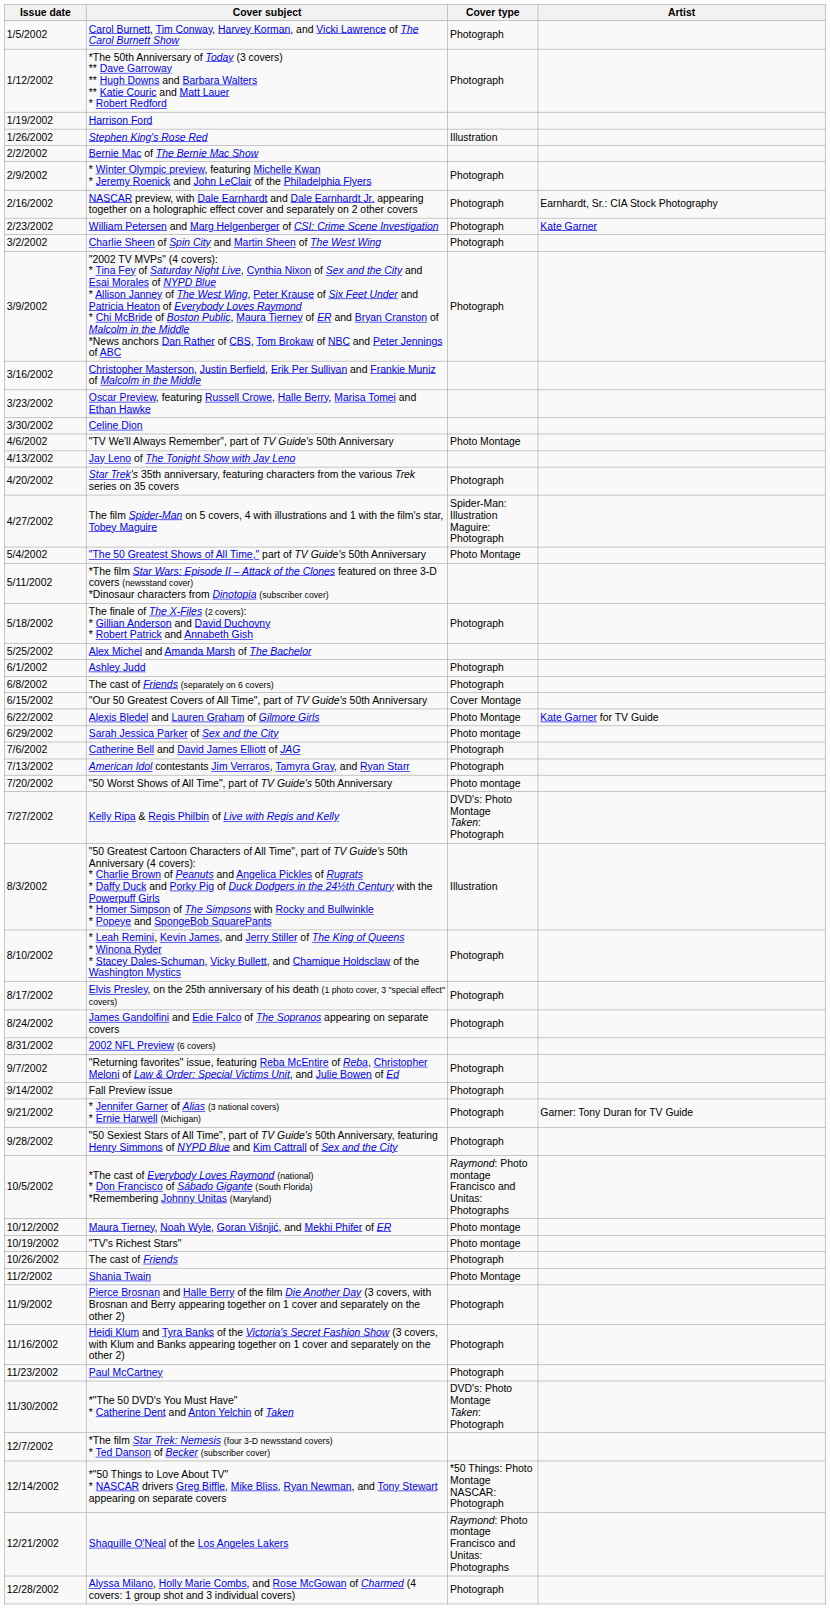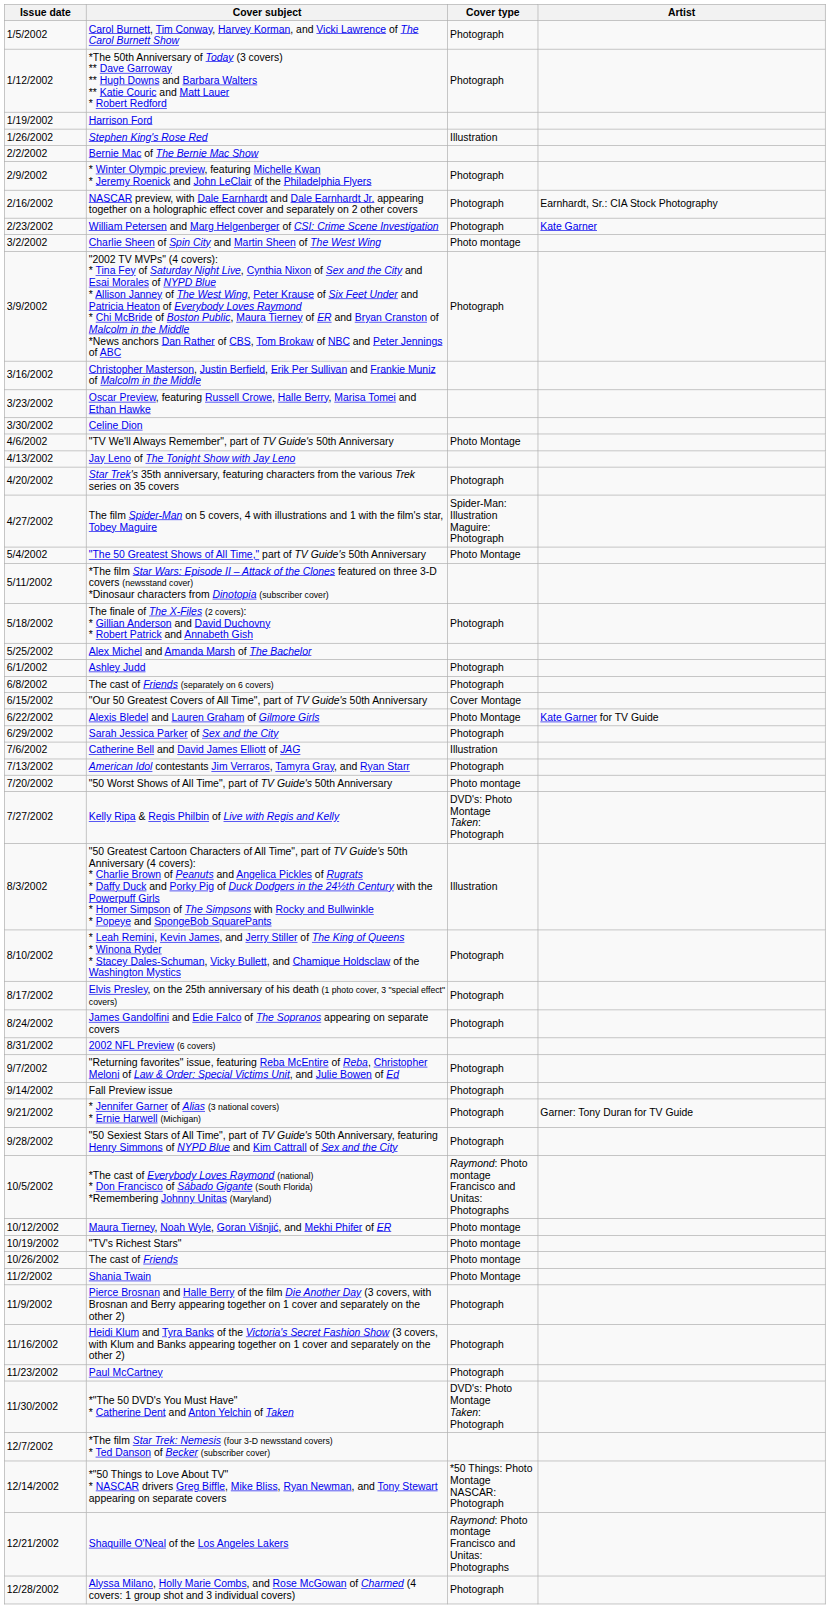(477, 243) Photograph -> (485, 243) Photo montage
(485, 734) Photo montage -> (477, 734) Photograph
(477, 750) Photograph -> (474, 750) Illustration
(477, 1260) Photograph -> (485, 1260) Photo montage
